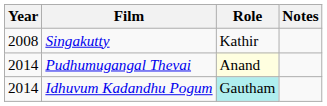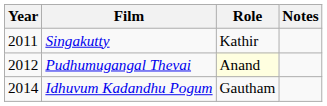(23, 40) 2008 -> (23, 40) 2011
(23, 64) 2014 -> (23, 64) 2012
(247, 88) paleturquoise background -> (247, 88) no background
